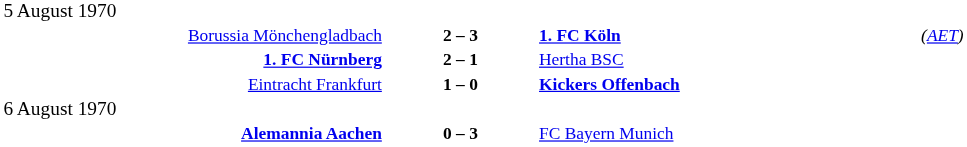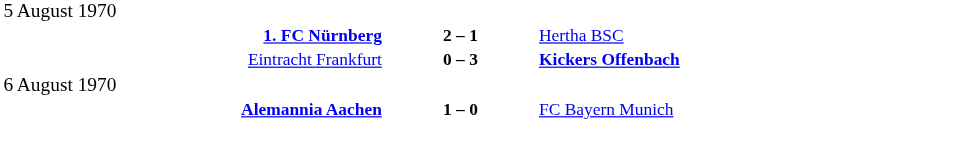- row: (285, 35)
(460, 84) 1 – 0 -> (460, 59) 0 – 3
(460, 133) 0 – 3 -> (460, 109) 1 – 0
